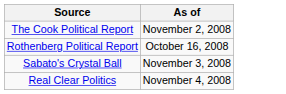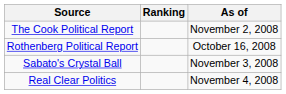+ column: (164, 13)
